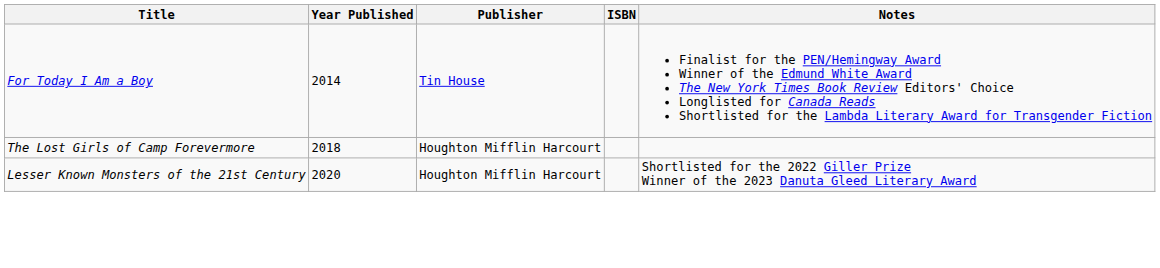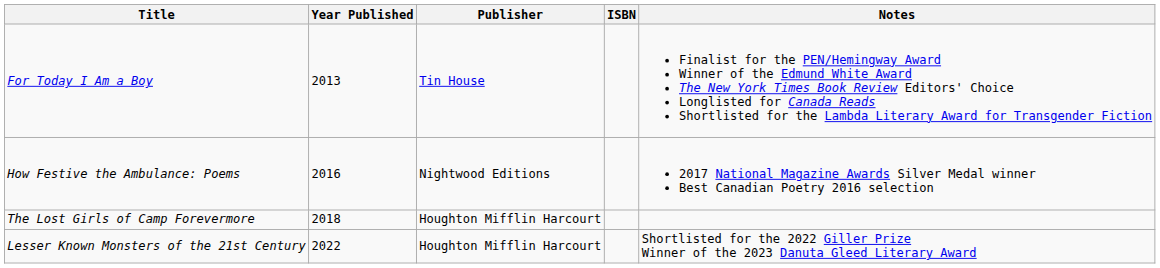(326, 81) 2014 -> (326, 81) 2013
+ row: (124, 174)
(326, 174) 2020 -> (326, 246) 2022
